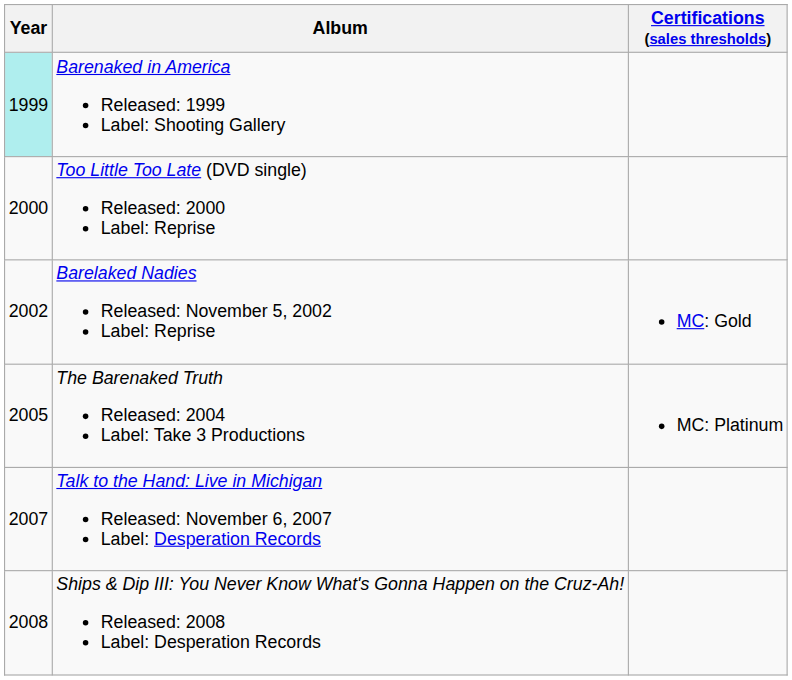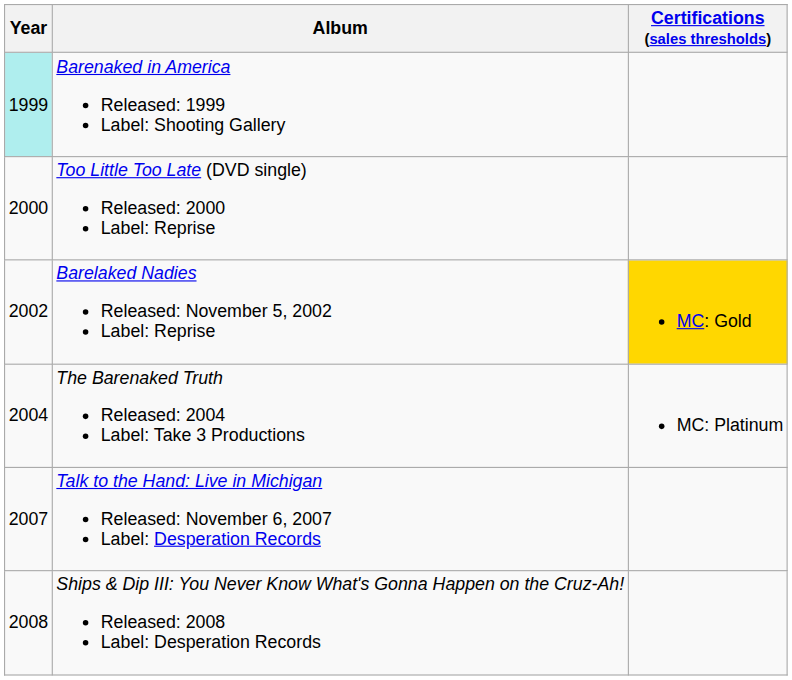(708, 322) no background -> (708, 322) gold background
(28, 415) 2005 -> (28, 415) 2004
